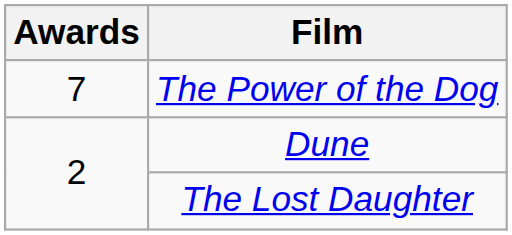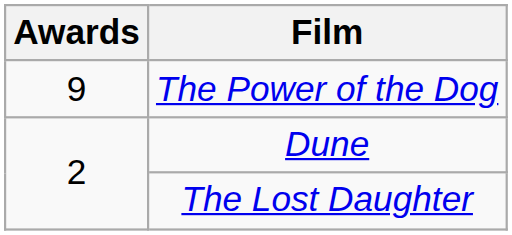(76, 88) 7 -> (76, 88) 9
